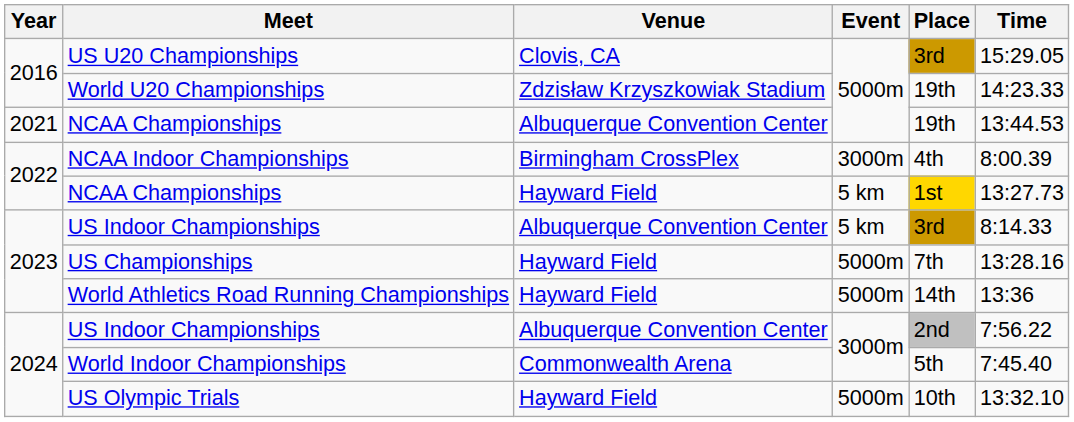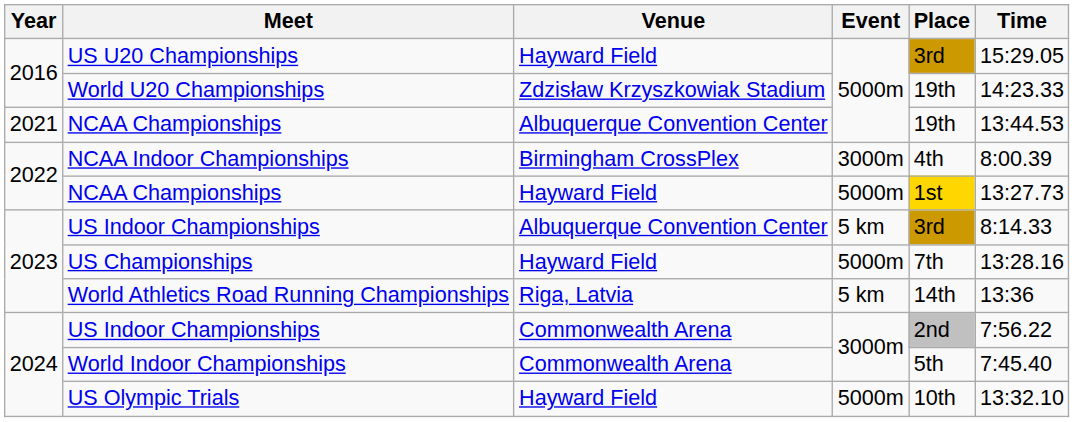(569, 55) Clovis, CA -> (588, 55) Hayward Field
(861, 192) 5 km -> (871, 192) 5000m
(588, 295) Hayward Field -> (576, 295) Riga, Latvia
(871, 295) 5000m -> (861, 295) 5 km
(673, 329) Albuquerque Convention Center -> (625, 329) Commonwealth Arena
